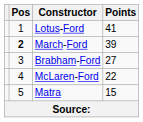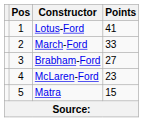(21, 45) bold -> (21, 45) normal
(111, 45) 39 -> (111, 45) 33
(111, 77) 22 -> (111, 77) 23
